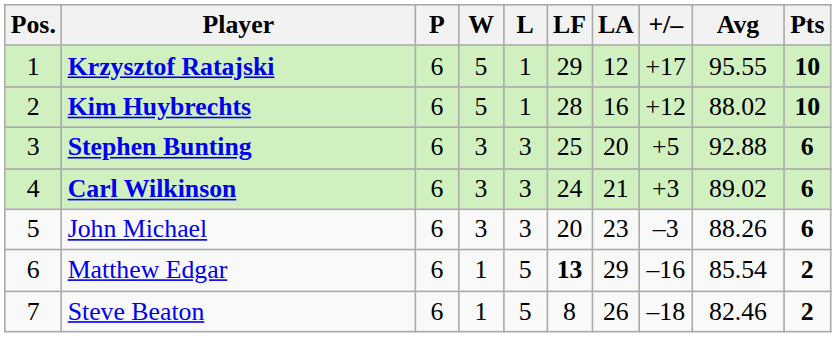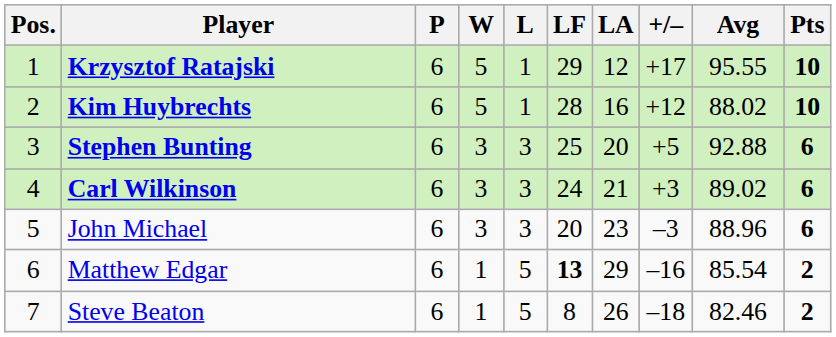(738, 229) 88.26 -> (738, 229) 88.96
